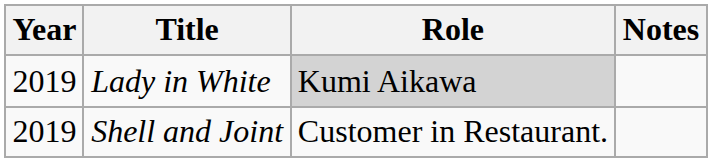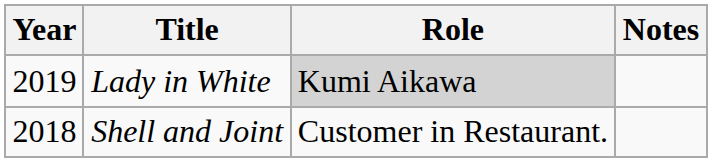(44, 131) 2019 -> (44, 131) 2018
